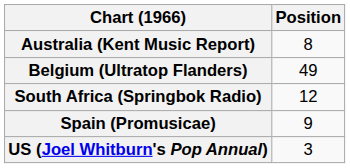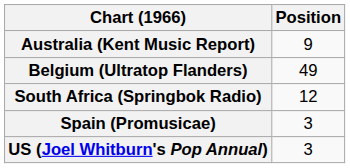(308, 44) 8 -> (308, 44) 9
(308, 123) 9 -> (308, 123) 3
